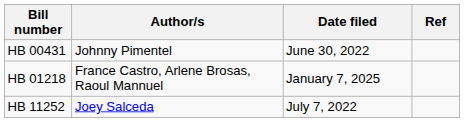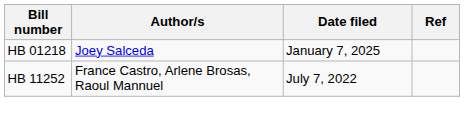- row: (37, 50)
(163, 78) France Castro, Arlene Brosas, Raoul Mannuel -> (114, 50) Joey Salceda
(114, 106) Joey Salceda -> (163, 78) France Castro, Arlene Brosas, Raoul Mannuel
